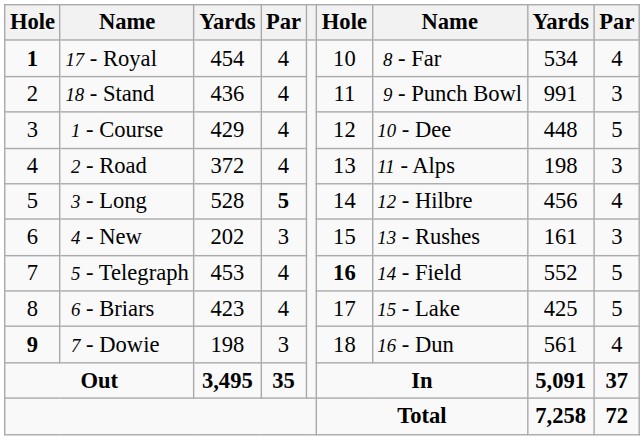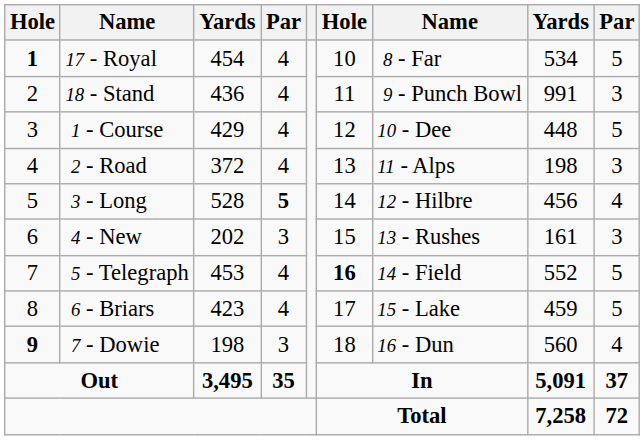(617, 58) 4 -> (617, 58) 5
(561, 308) 425 -> (561, 308) 459
(561, 344) 561 -> (561, 344) 560
